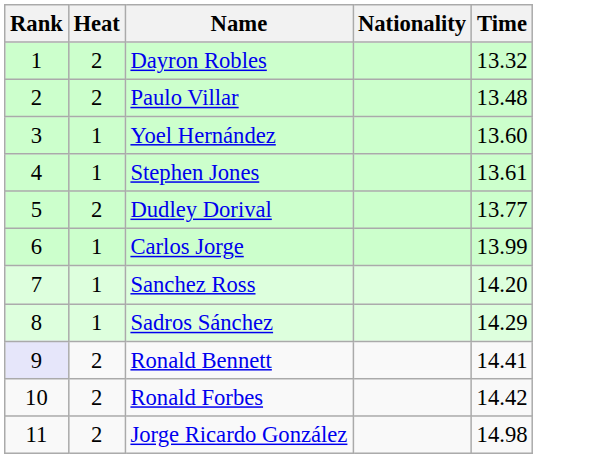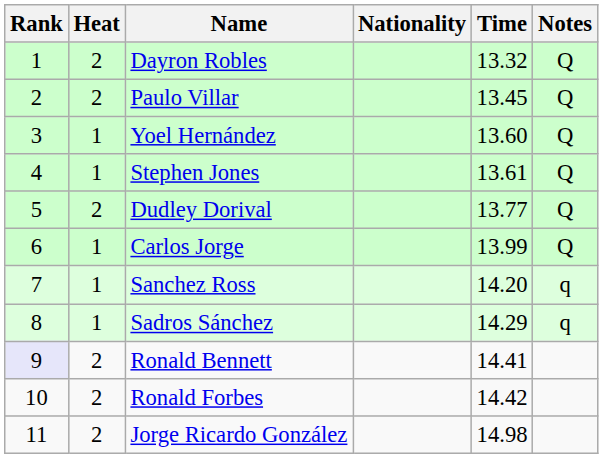+ column: (565, 23)
(502, 98) 13.48 -> (502, 98) 13.45
